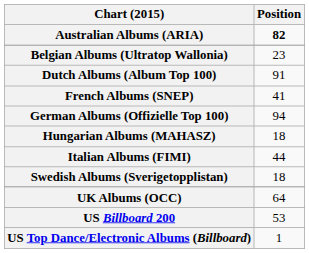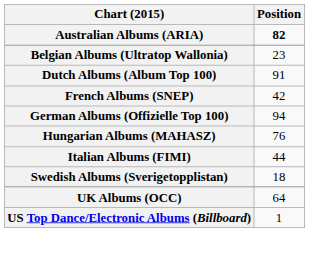(279, 95) 41 -> (279, 95) 42
(279, 136) 18 -> (279, 136) 76
- row: (129, 217)
